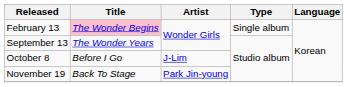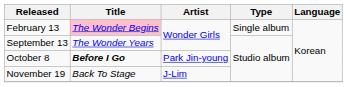(97, 58) normal -> (99, 58) bold
(175, 58) J-Lim -> (196, 58) Park Jin-young
(196, 74) Park Jin-young -> (175, 74) J-Lim
